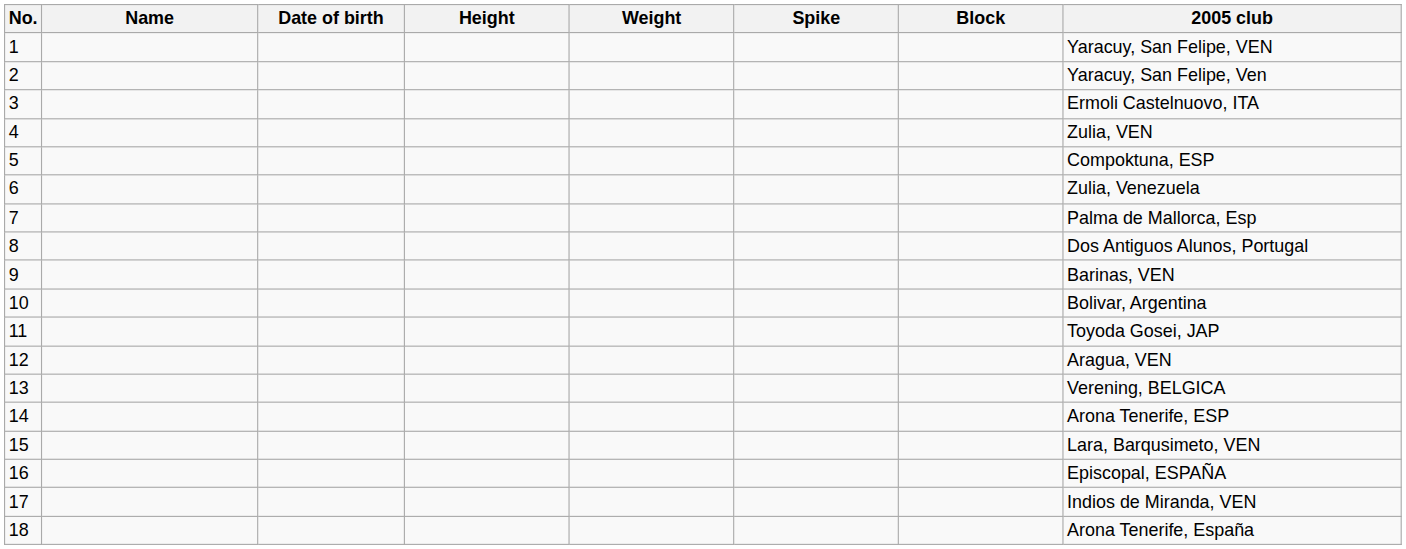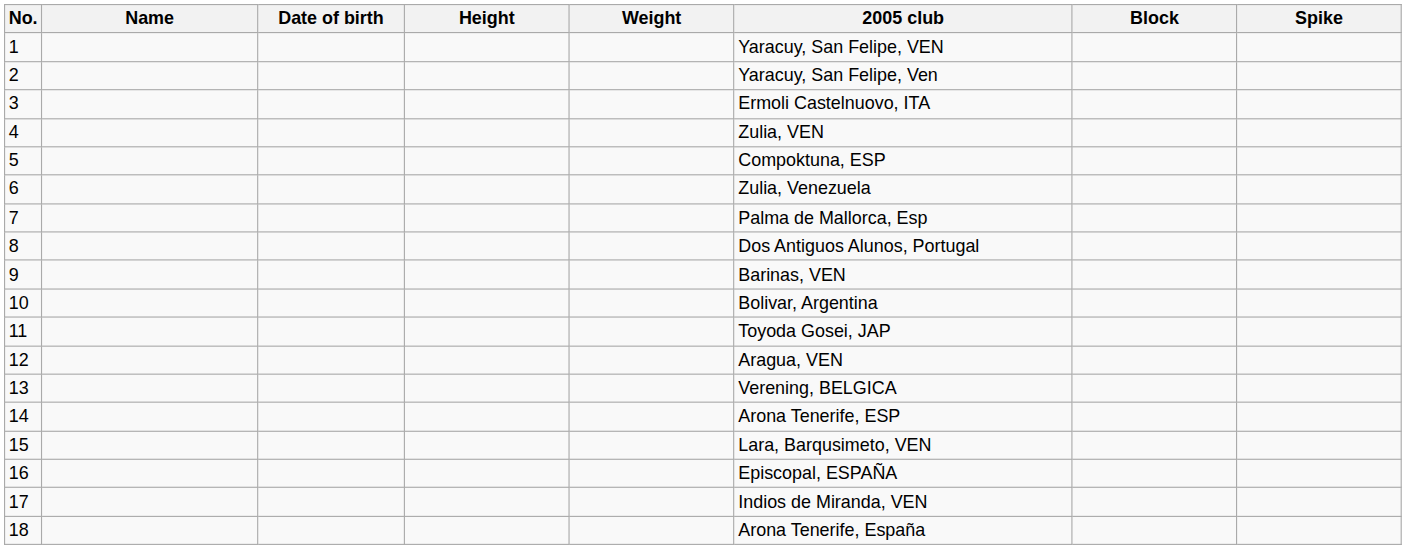columns swapped: (816, 18) <-> (1232, 18)
